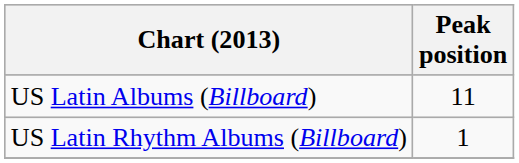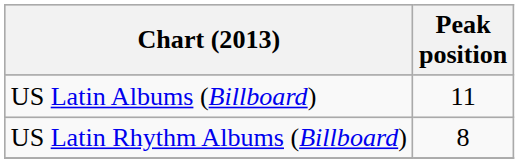(463, 137) 1 -> (463, 137) 8
